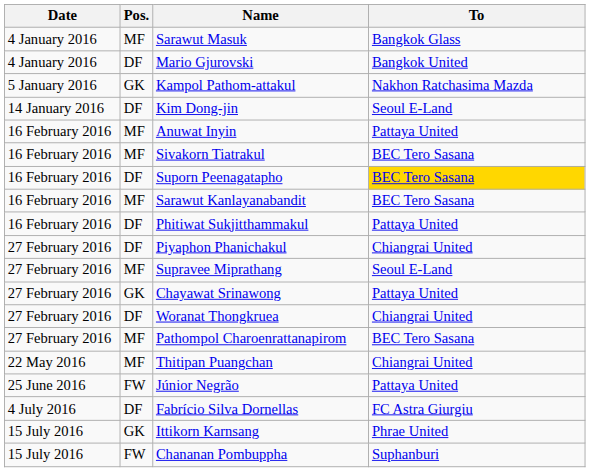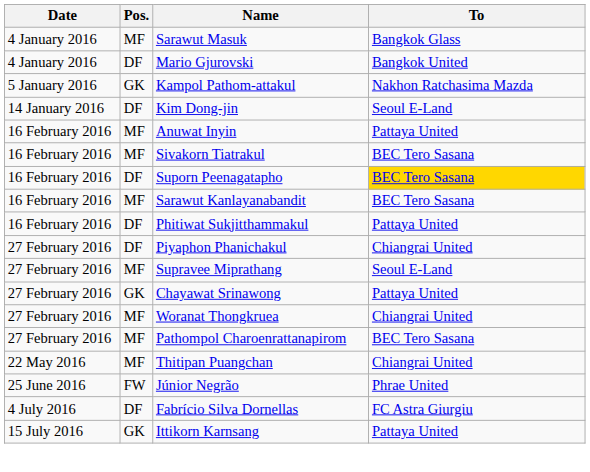(133, 316) DF -> (134, 316) MF
(415, 385) Pattaya United -> (410, 385) Phrae United
(410, 431) Phrae United -> (415, 431) Pattaya United
- row: (222, 454)
